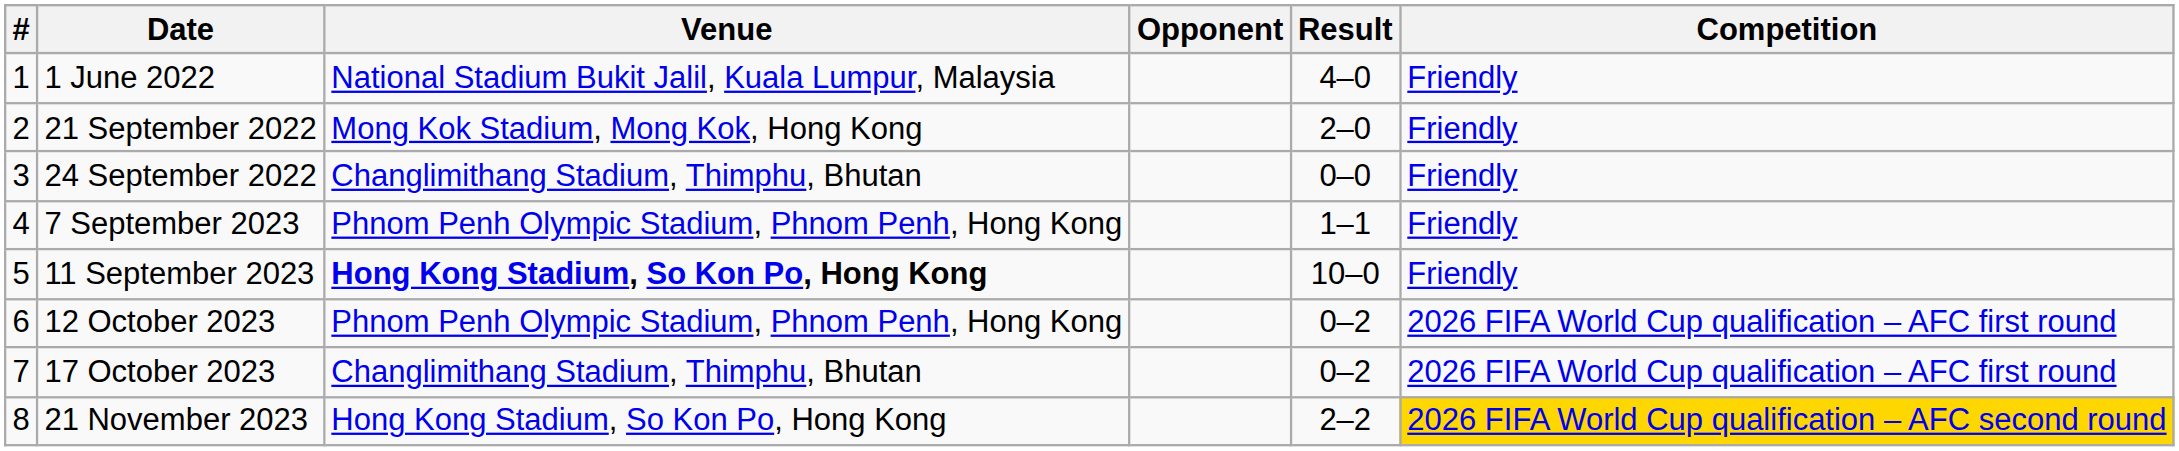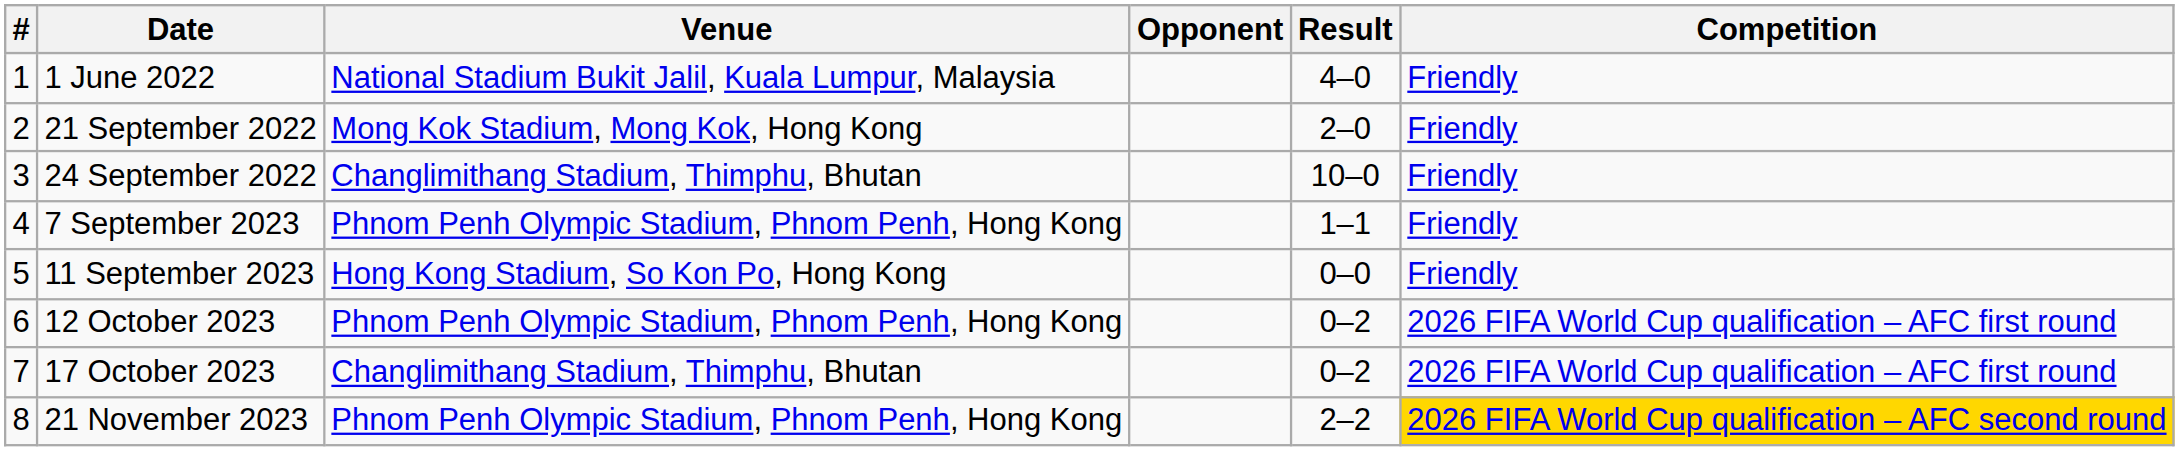(1345, 176) 0–0 -> (1345, 176) 10–0
(659, 274) bold -> (639, 274) normal
(1345, 274) 10–0 -> (1345, 274) 0–0
(639, 420) Hong Kong Stadium, So Kon Po, Hong Kong -> (727, 420) Phnom Penh Olympic Stadium, Phnom Penh, Hong Kong
